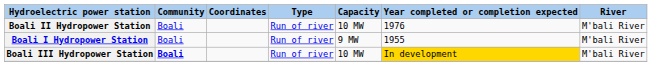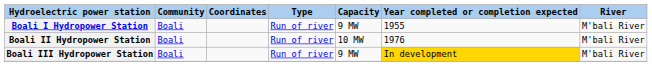rows swapped: (80, 40) <-> (80, 26)
(171, 54) bold -> (171, 54) normal
(351, 54) 10 MW -> (348, 54) 9 MW
